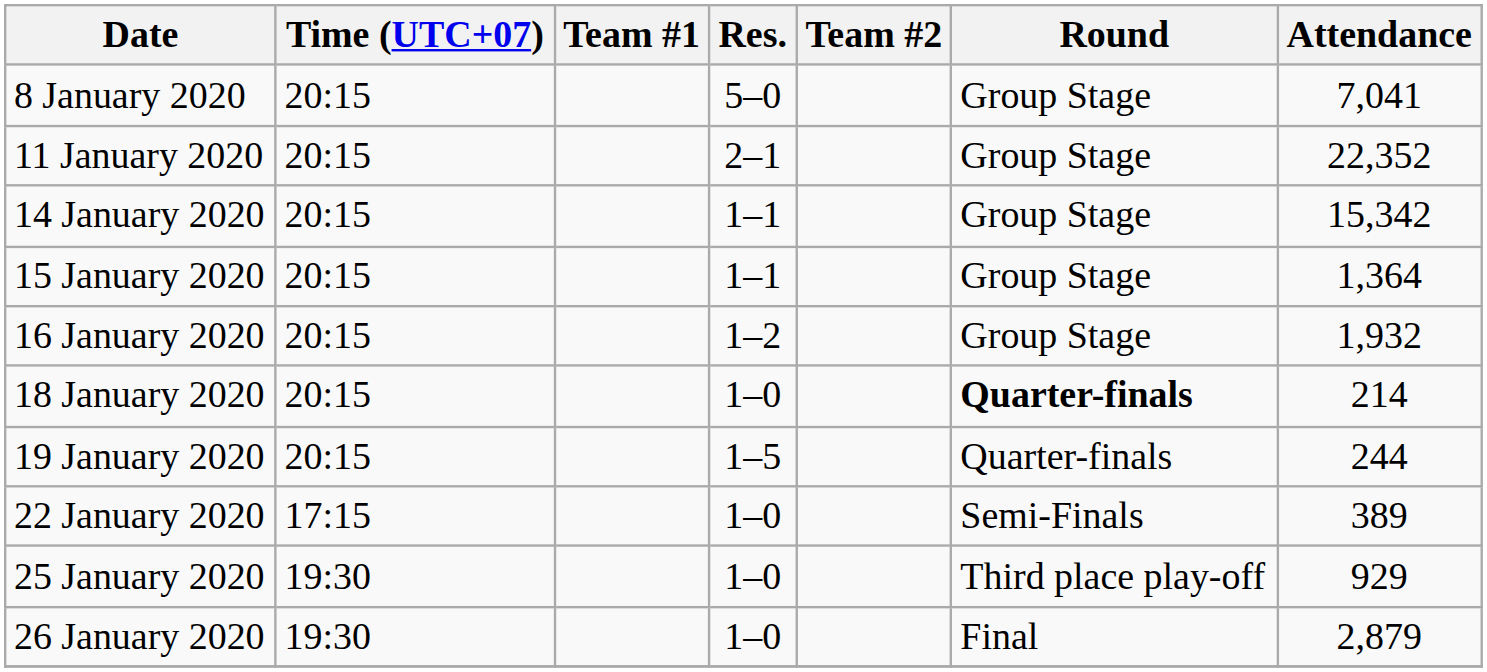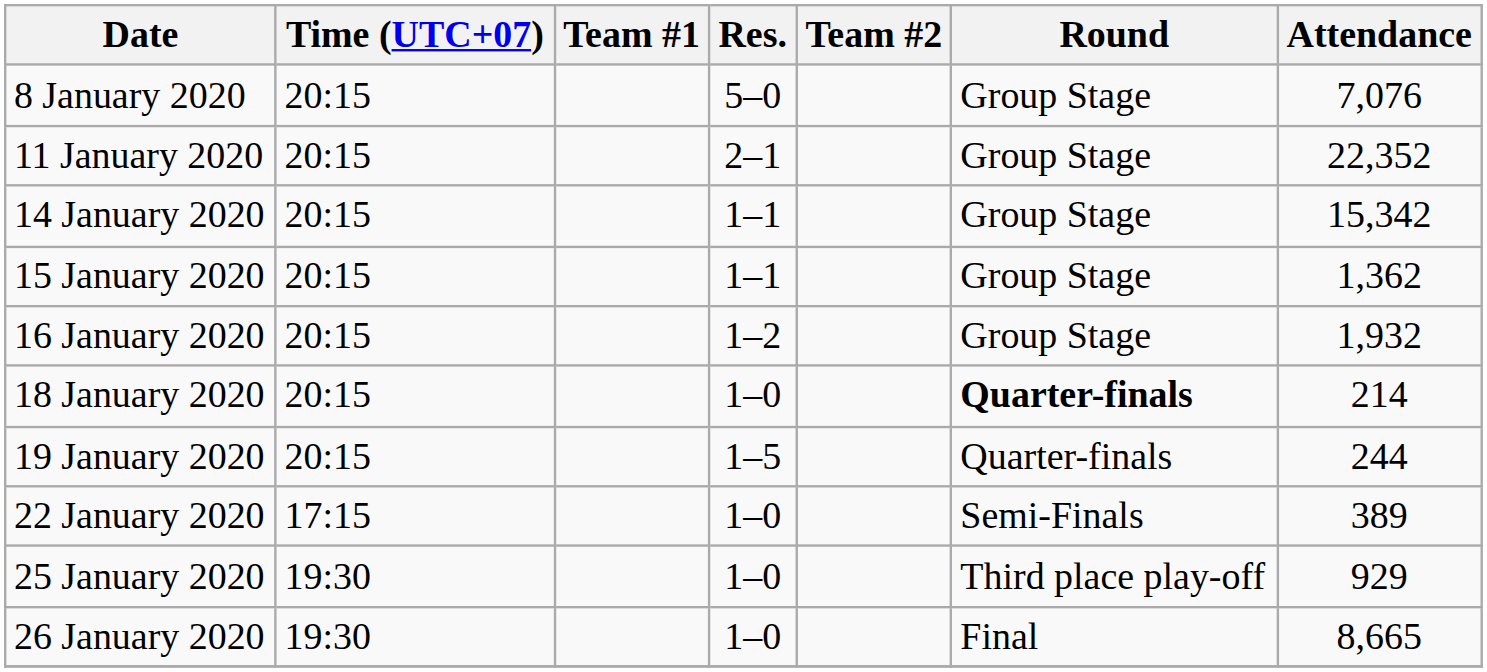(1379, 94) 7,041 -> (1379, 94) 7,076
(1379, 275) 1,364 -> (1379, 275) 1,362
(1379, 635) 2,879 -> (1379, 635) 8,665
